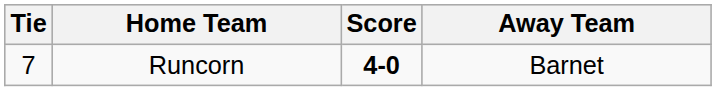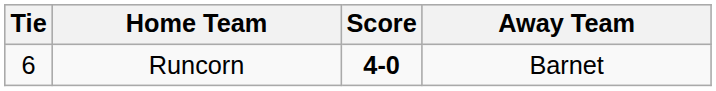(29, 64) 7 -> (29, 64) 6
